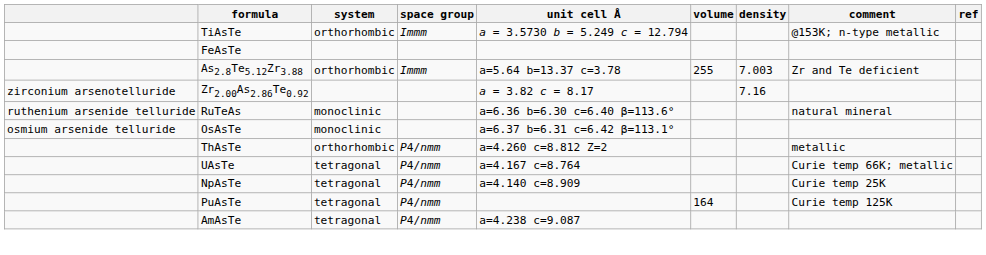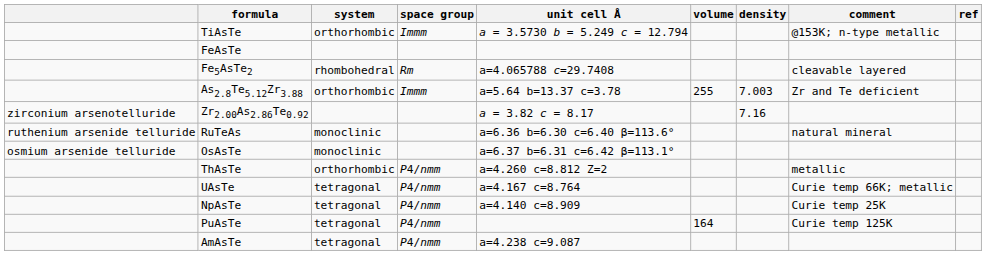+ row: (227, 70)
